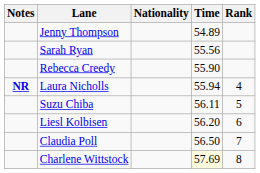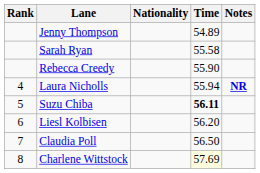columns swapped: (239, 13) <-> (21, 13)
(207, 50) 55.56 -> (206, 50) 55.58
(207, 104) normal -> (206, 104) bold
